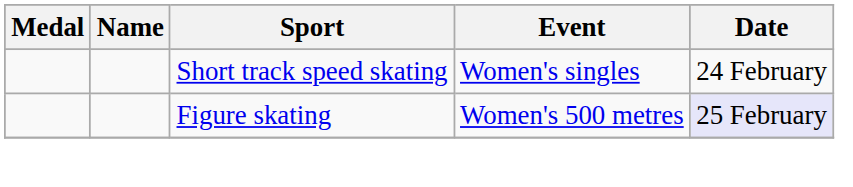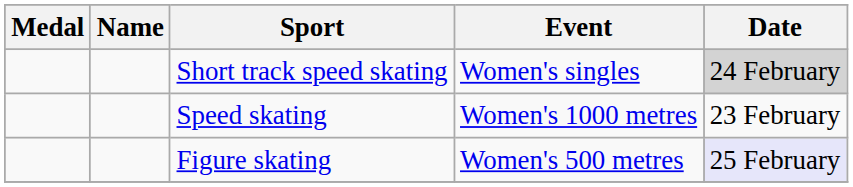(762, 71) no background -> (775, 71) lightgrey background
+ row: (252, 115)
